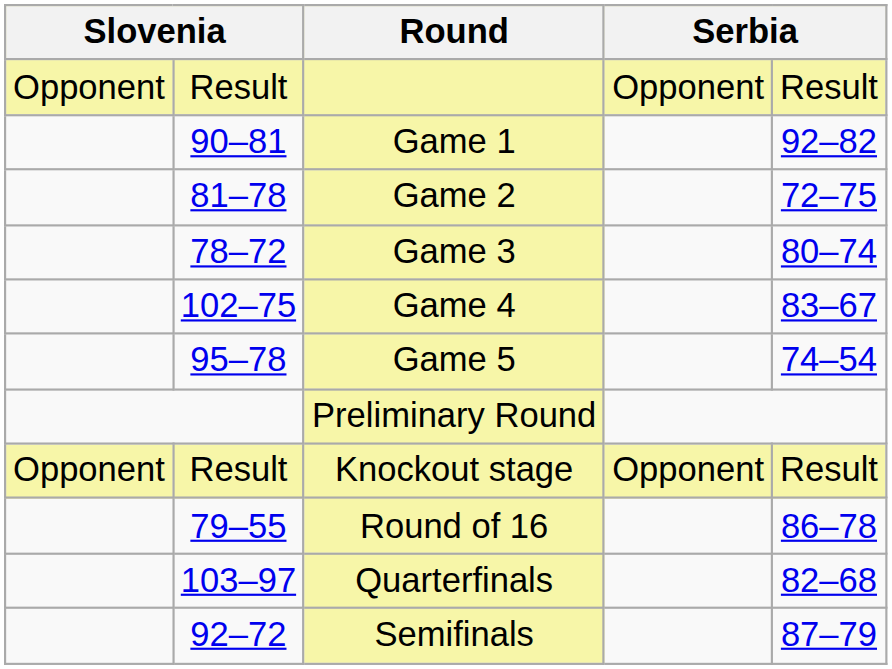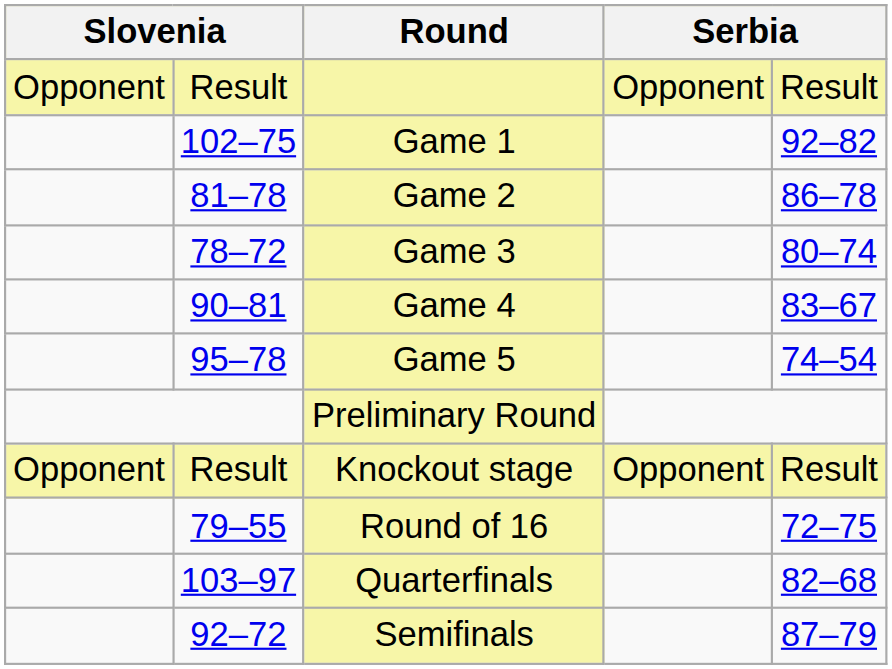(238, 141) 90–81 -> (238, 141) 102–75
(829, 196) 72–75 -> (829, 196) 86–78
(238, 305) 102–75 -> (238, 305) 90–81
(829, 525) 86–78 -> (829, 525) 72–75
